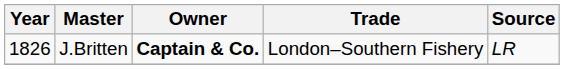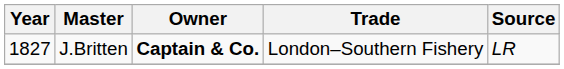(30, 49) 1826 -> (30, 49) 1827
